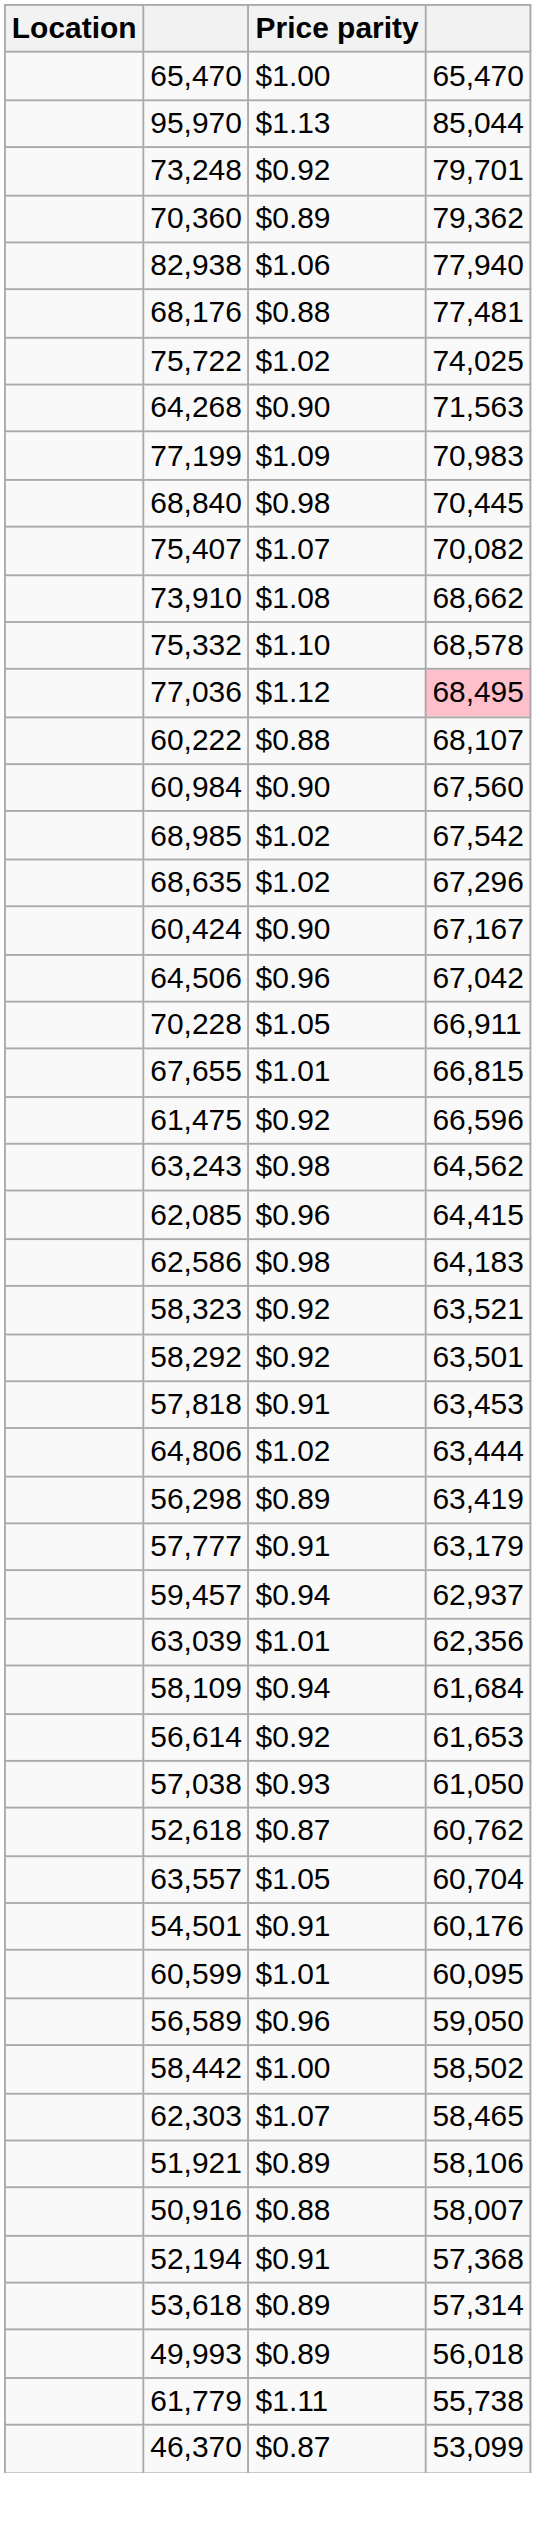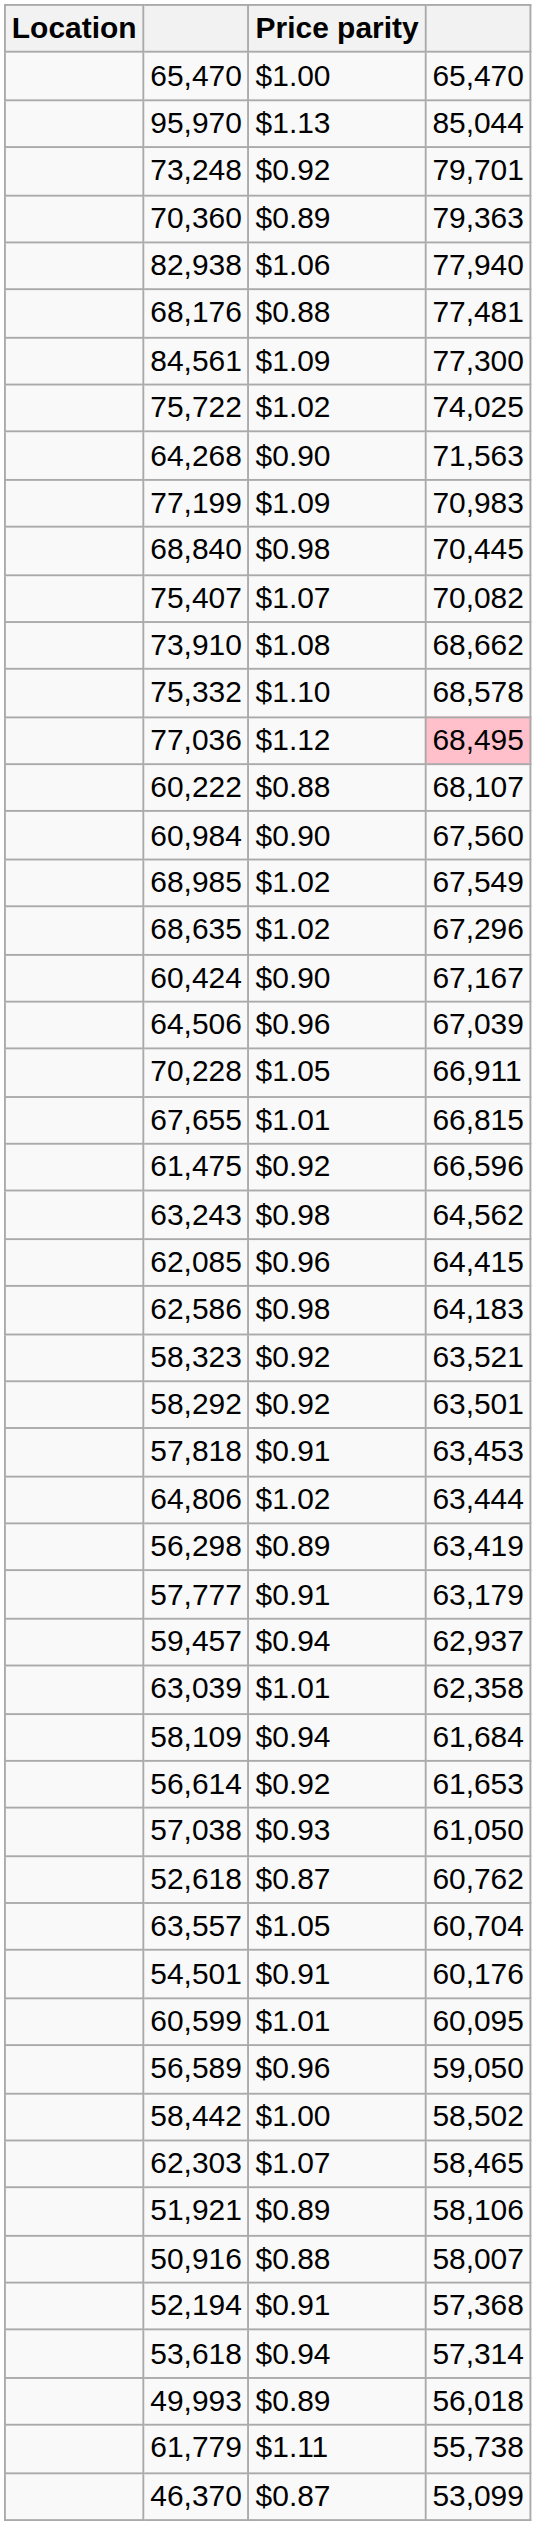(478, 218) 79,362 -> (478, 218) 79,363
+ row: (196, 360)
(478, 834) 67,542 -> (478, 882) 67,549
(478, 977) 67,042 -> (478, 1024) 67,039
(478, 1641) 62,356 -> (478, 1689) 62,358
(293, 2305) $0.89 -> (293, 2353) $0.94
